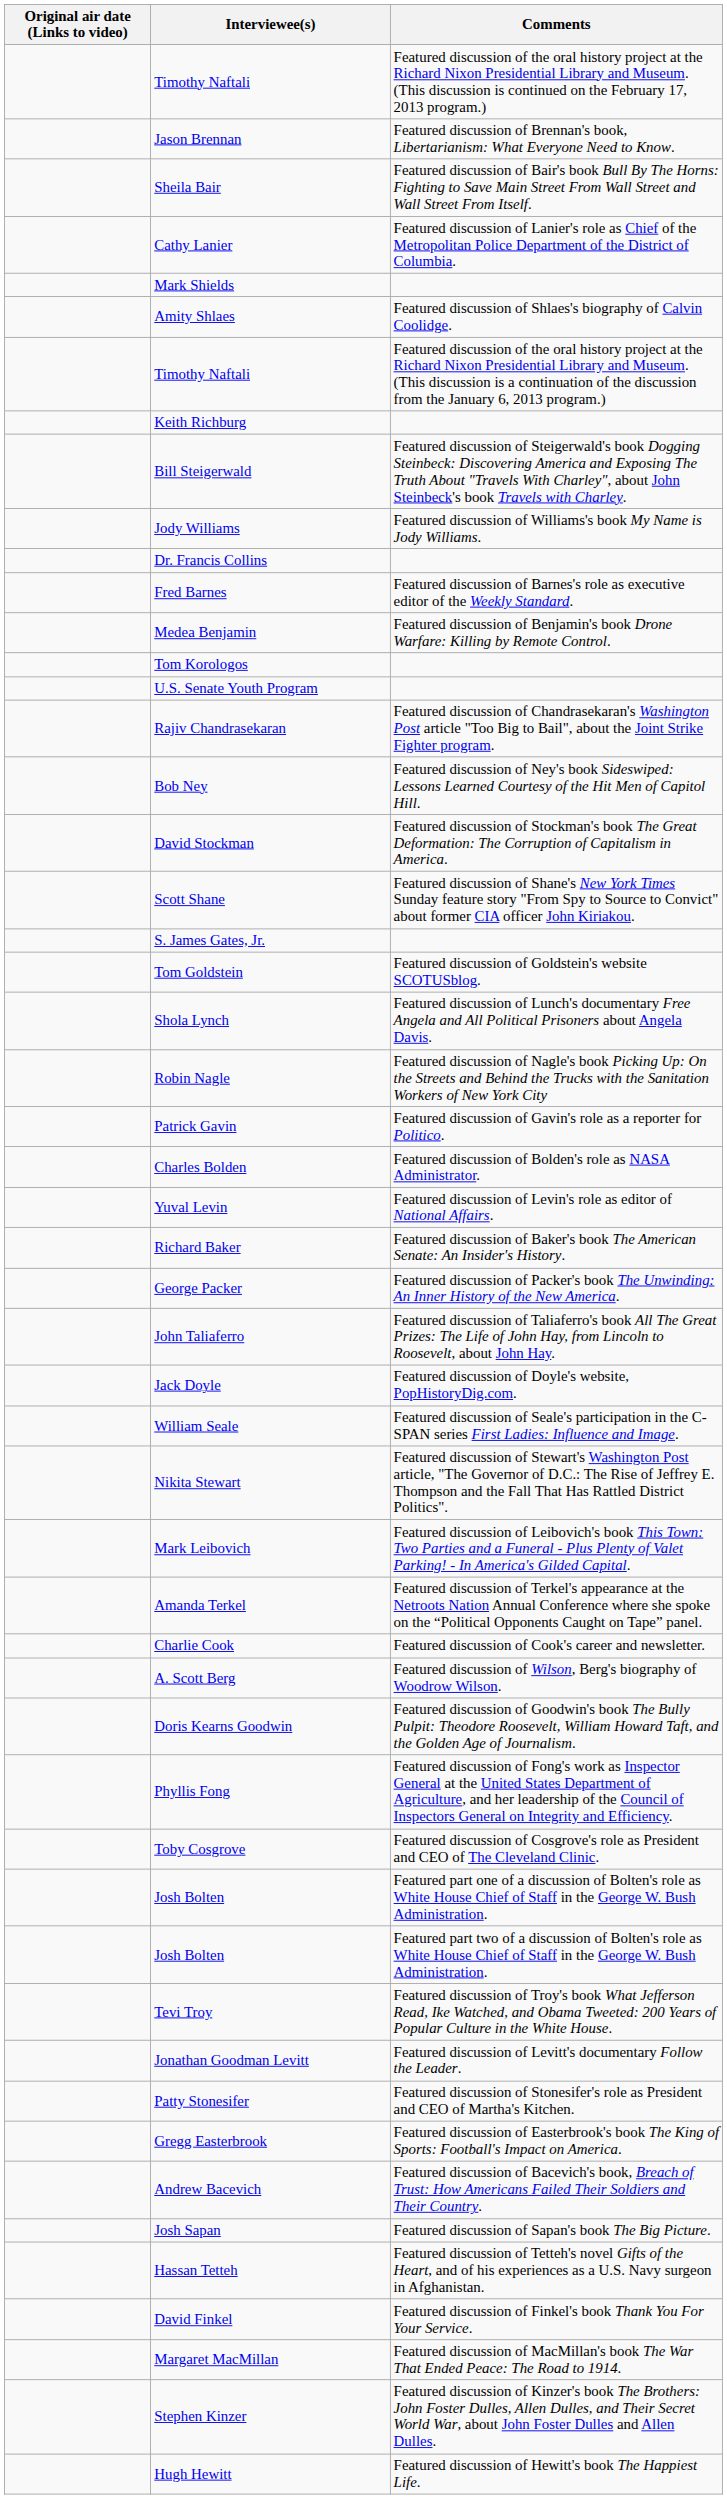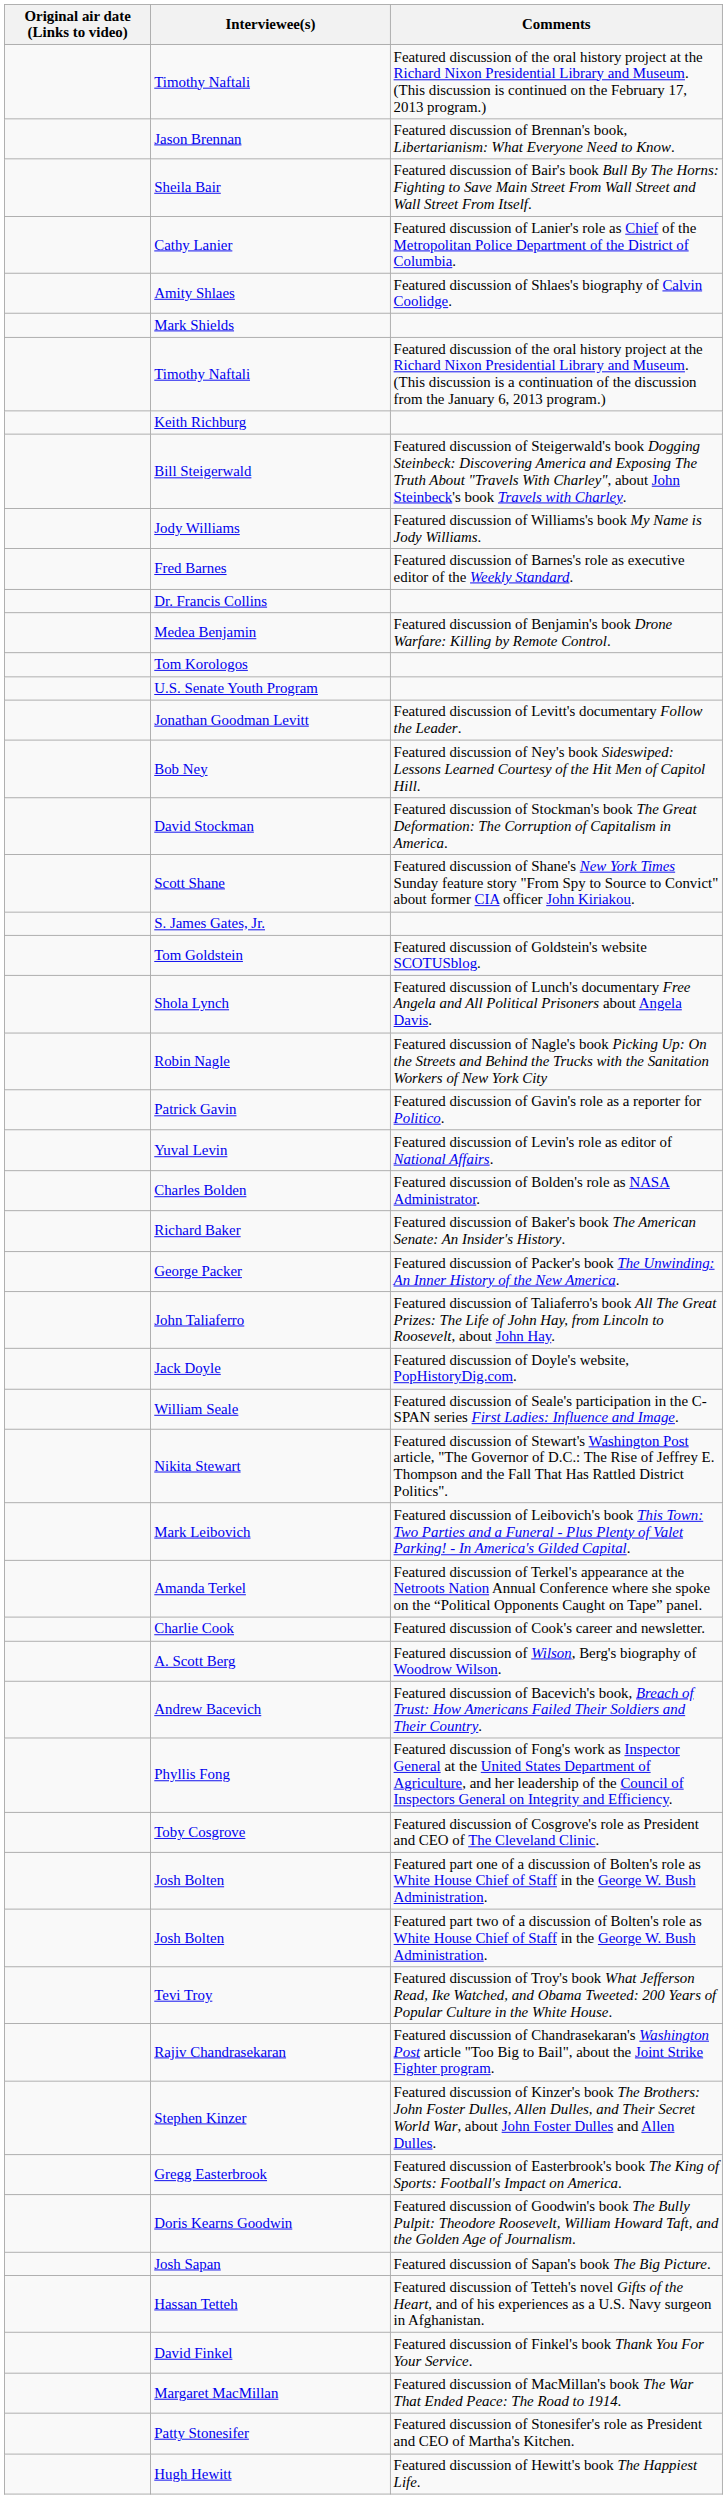rows swapped: (194, 284) <-> (195, 316)
rows swapped: (190, 592) <-> (211, 560)
rows swapped: (220, 728) <-> (232, 2060)
rows swapped: (191, 1207) <-> (200, 1167)
rows swapped: (208, 2189) <-> (223, 1726)
rows swapped: (200, 2416) <-> (202, 2100)
